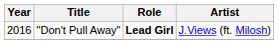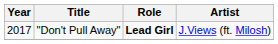(19, 30) 2016 -> (19, 30) 2017
